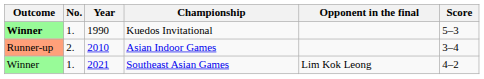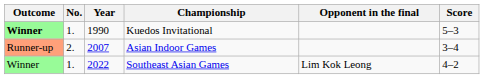(98, 47) 2010 -> (98, 47) 2007
(98, 64) 2021 -> (98, 64) 2022
